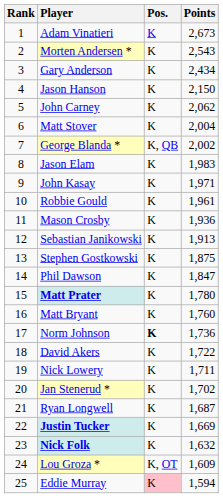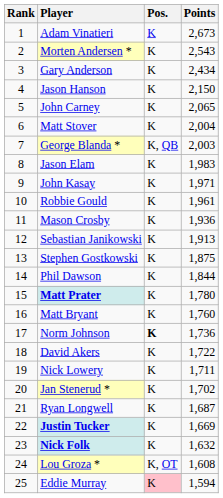(202, 107) 2,062 -> (202, 107) 2,065
(202, 145) 2,002 -> (202, 145) 2,003
(202, 276) 1,847 -> (202, 276) 1,844
(202, 464) 1,609 -> (202, 464) 1,608
